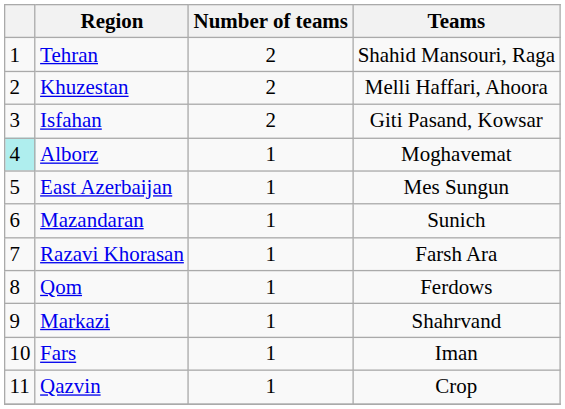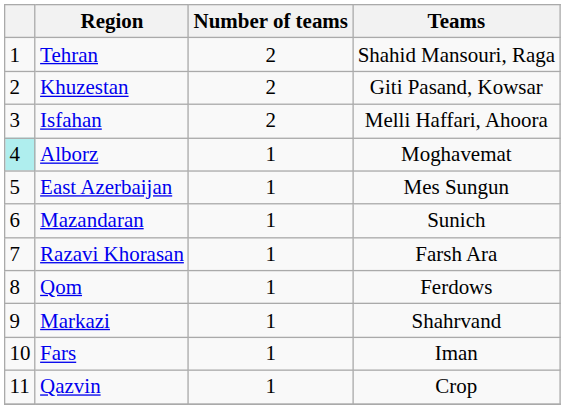(456, 87) Melli Haffari, Ahoora -> (456, 87) Giti Pasand, Kowsar
(456, 120) Giti Pasand, Kowsar -> (456, 120) Melli Haffari, Ahoora
